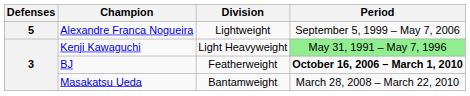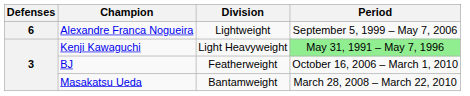(31, 30) 5 -> (31, 30) 6
(378, 64) bold -> (375, 64) normal
